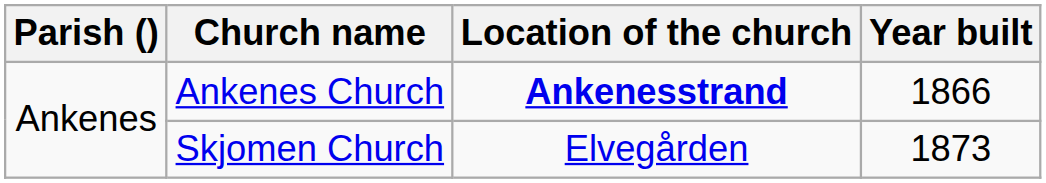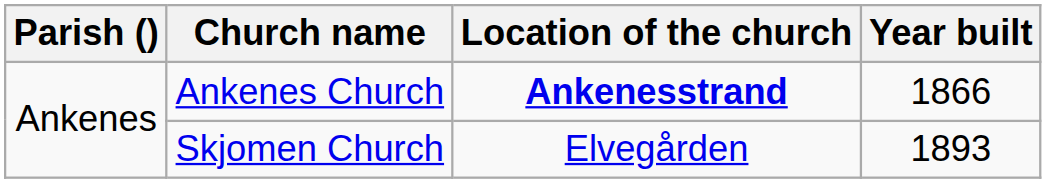(951, 148) 1873 -> (951, 148) 1893
